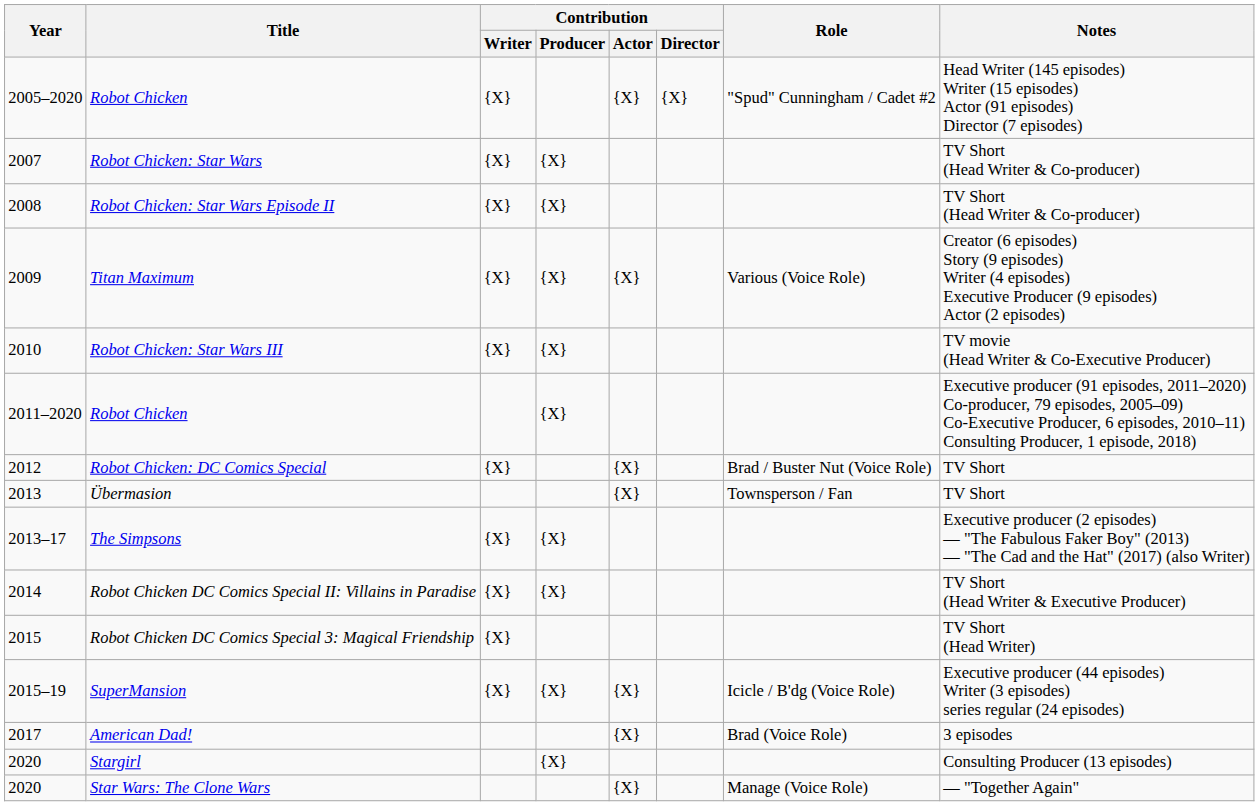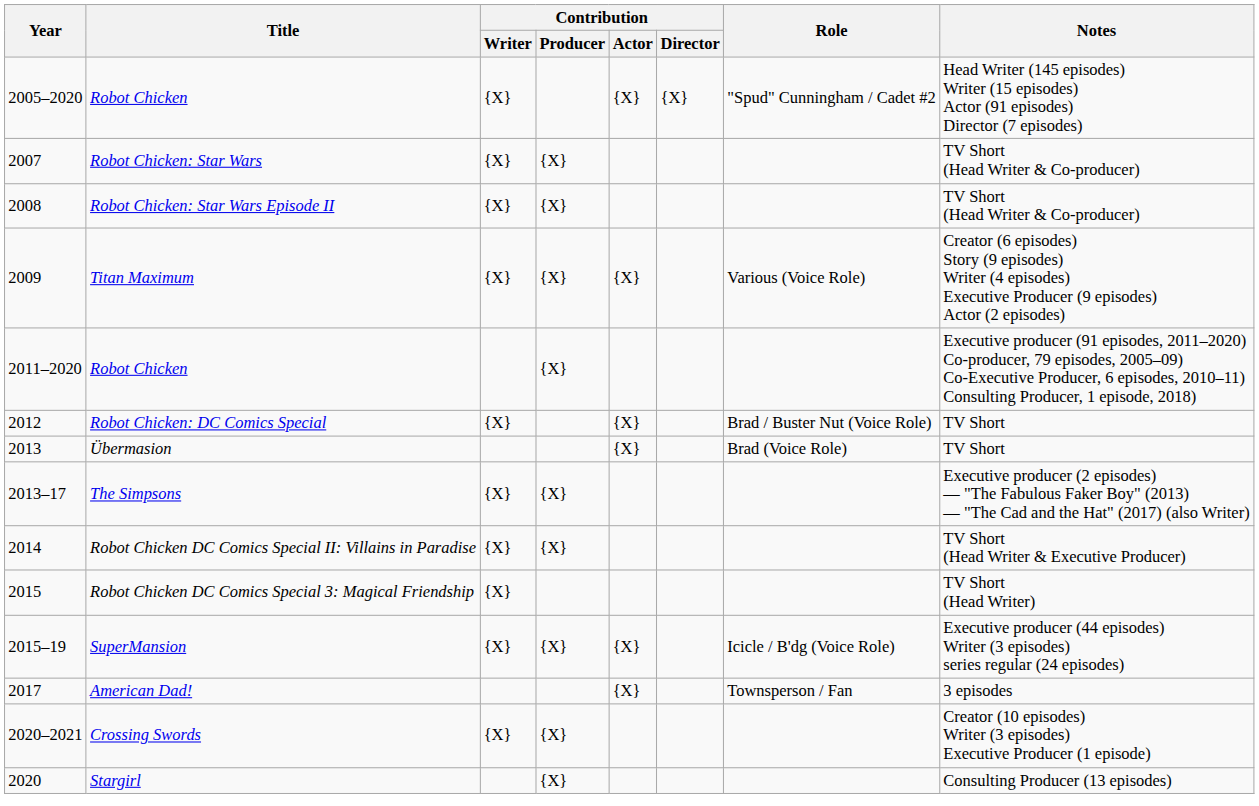- row: (25, 350)
(790, 493) Townsperson / Fan -> (787, 449) Brad (Voice Role)
(787, 735) Brad (Voice Role) -> (790, 691) Townsperson / Fan
+ row: (45, 735)
- row: (25, 788)
